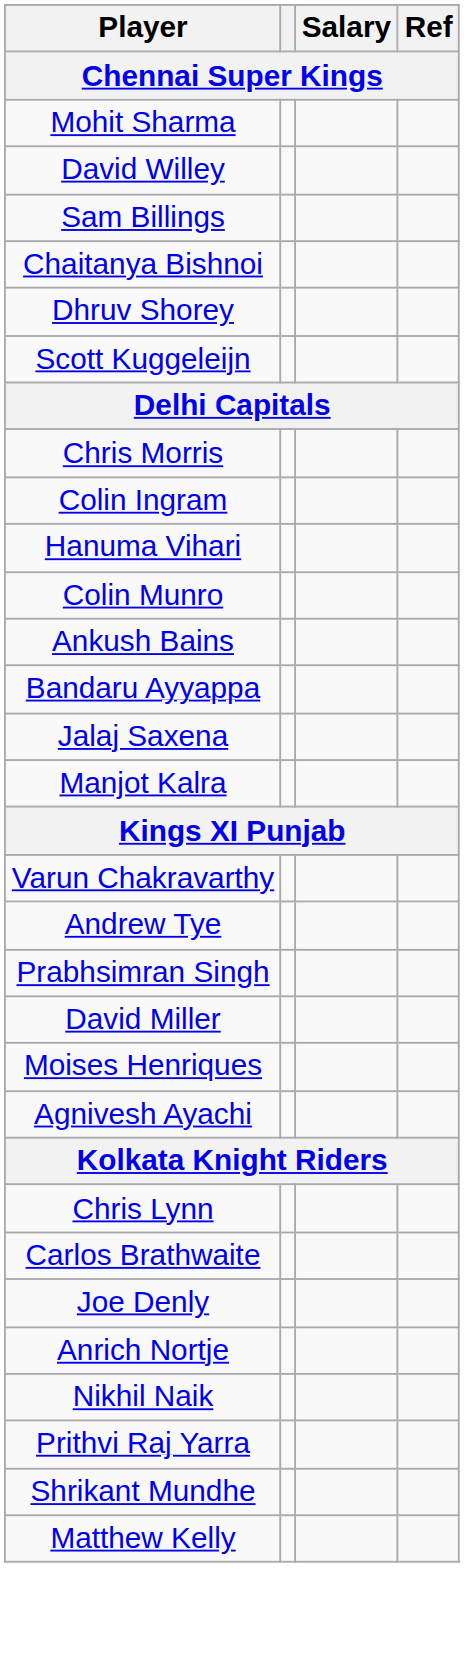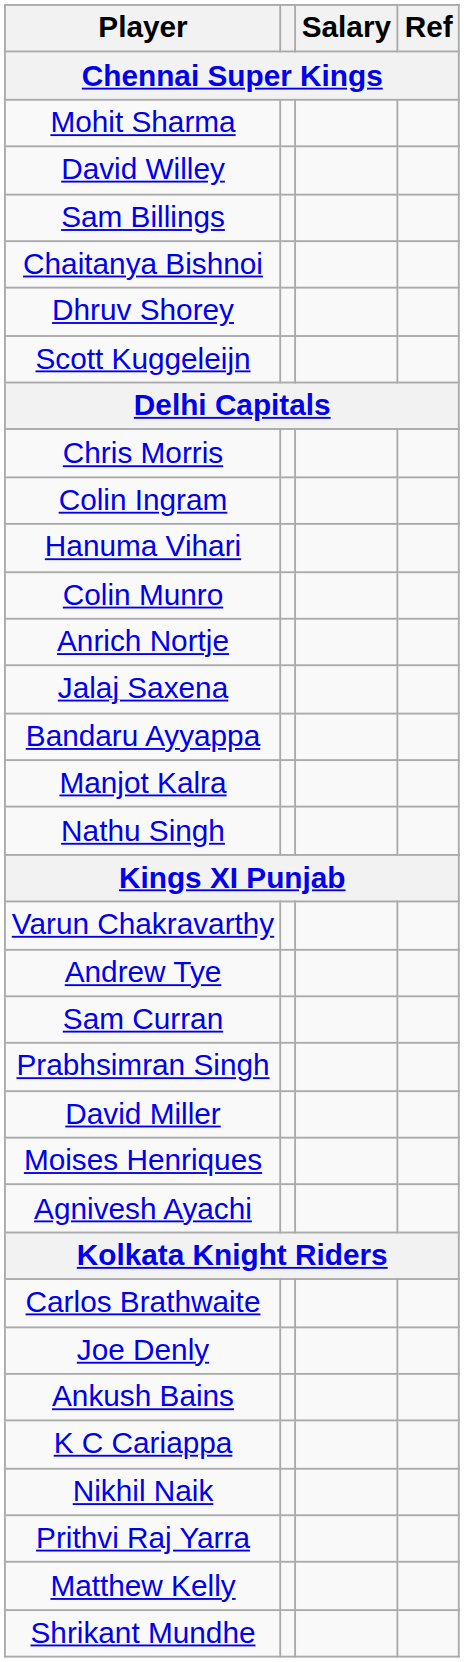rows swapped: (143, 641) <-> (143, 1349)
rows swapped: (143, 688) <-> (143, 736)
+ row: (143, 830)
+ row: (143, 1019)
- row: (143, 1208)
+ row: (143, 1444)
rows swapped: (143, 1491) <-> (143, 1538)
